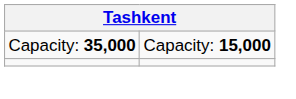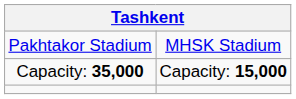+ row: (80, 44)
